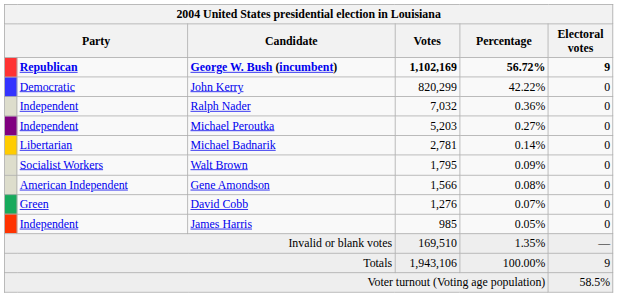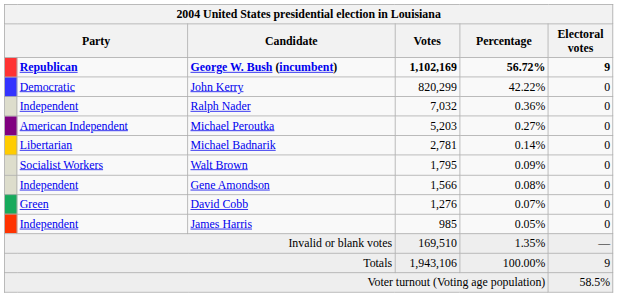(49, 126) Independent -> (74, 126) American Independent
(74, 184) American Independent -> (49, 184) Independent
